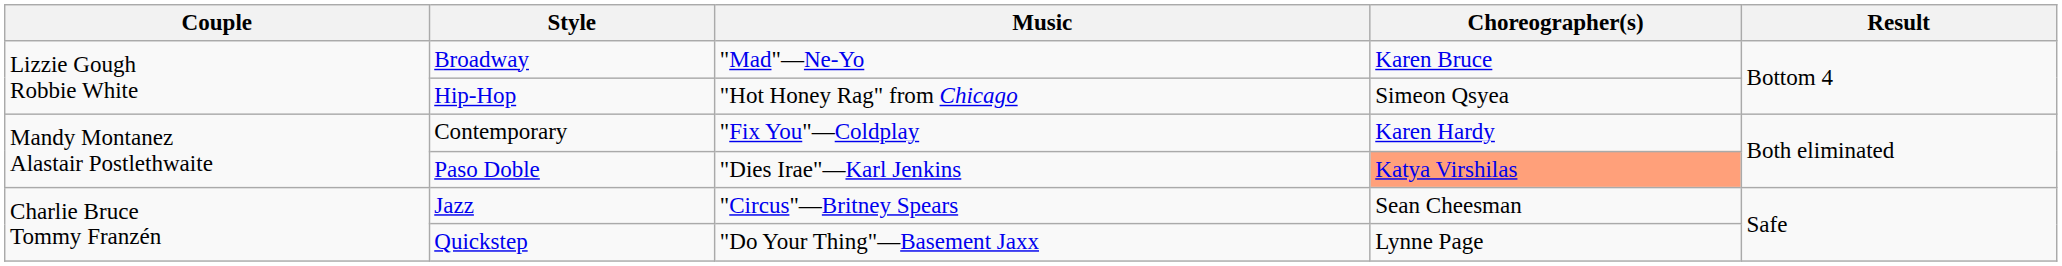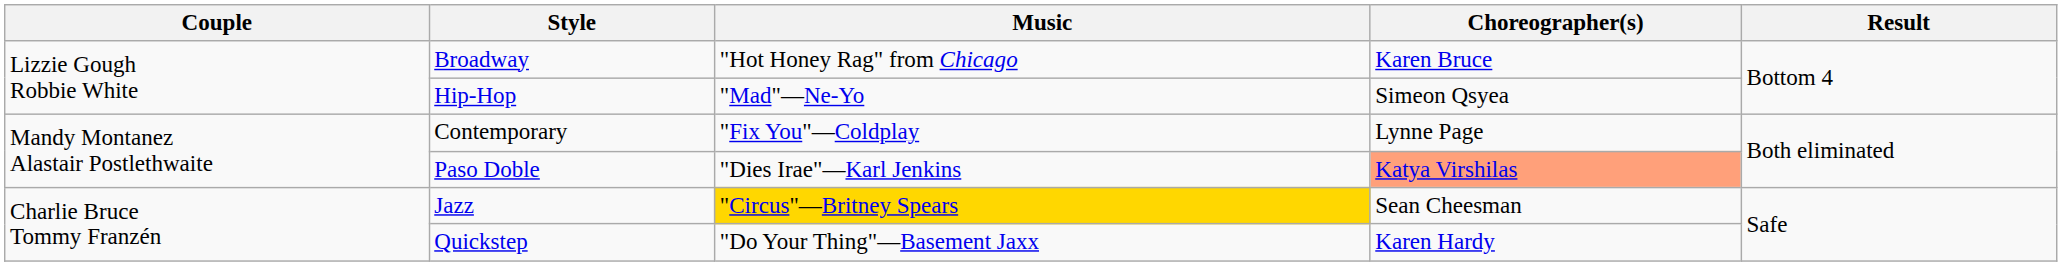(792, 59) "Mad"—Ne-Yo -> (869, 59) "Hot Honey Rag" from Chicago
(869, 95) "Hot Honey Rag" from Chicago -> (792, 95) "Mad"—Ne-Yo
(1435, 132) Karen Hardy -> (1429, 132) Lynne Page
(839, 205) no background -> (839, 205) gold background
(1429, 242) Lynne Page -> (1435, 242) Karen Hardy
